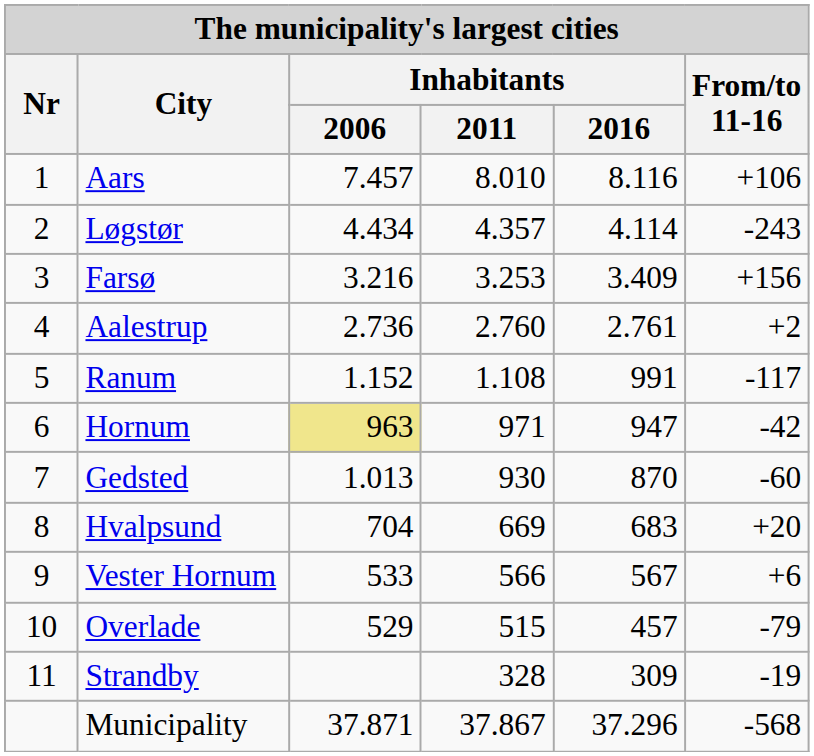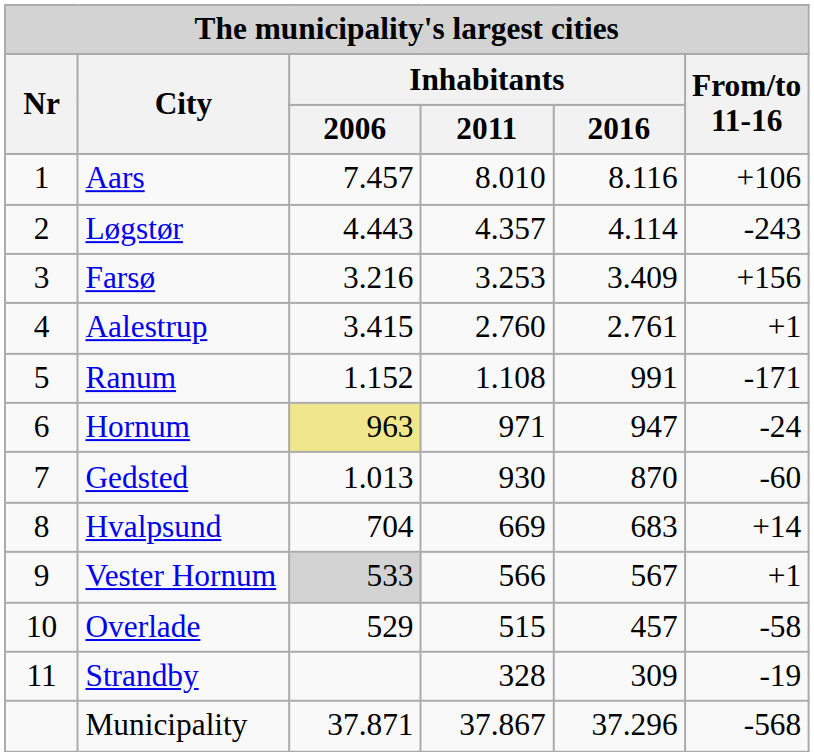(378, 228) 4.434 -> (378, 228) 4.443
(378, 327) 2.736 -> (378, 327) 3.415
(785, 327) +2 -> (785, 327) +1
(773, 377) -117 -> (772, 377) -171
(780, 427) -42 -> (780, 427) -24
(777, 526) +20 -> (777, 526) +14
(390, 576) no background -> (390, 576) lightgrey background
(785, 576) +6 -> (785, 576) +1
(780, 626) -79 -> (780, 626) -58
